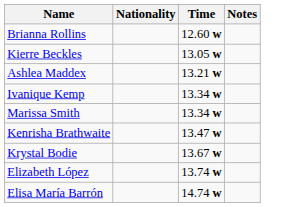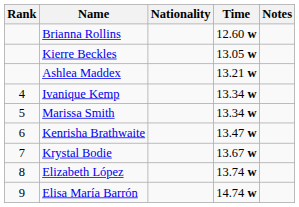+ column: (22, 14)
